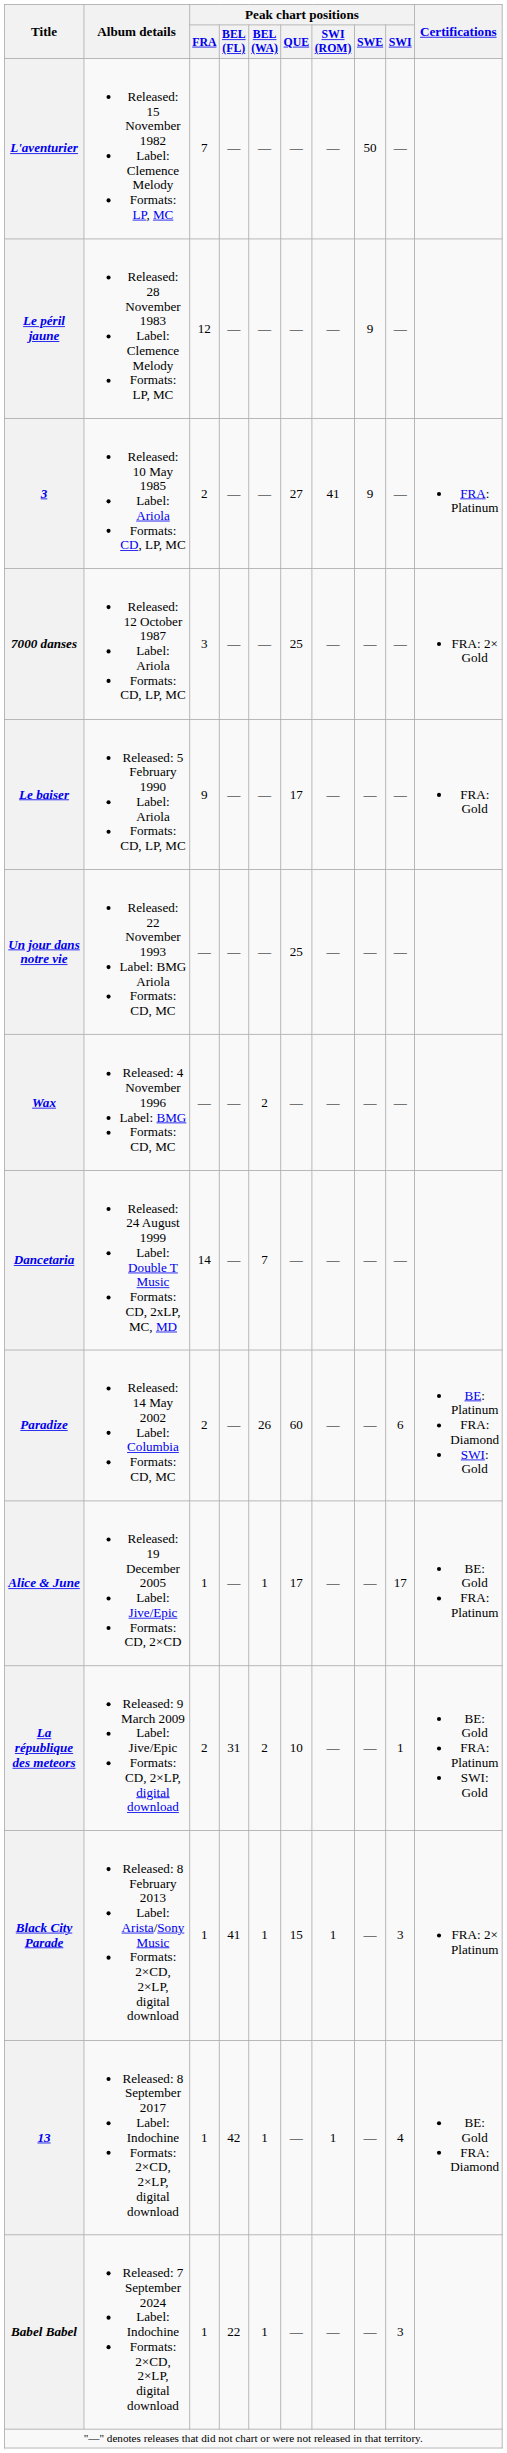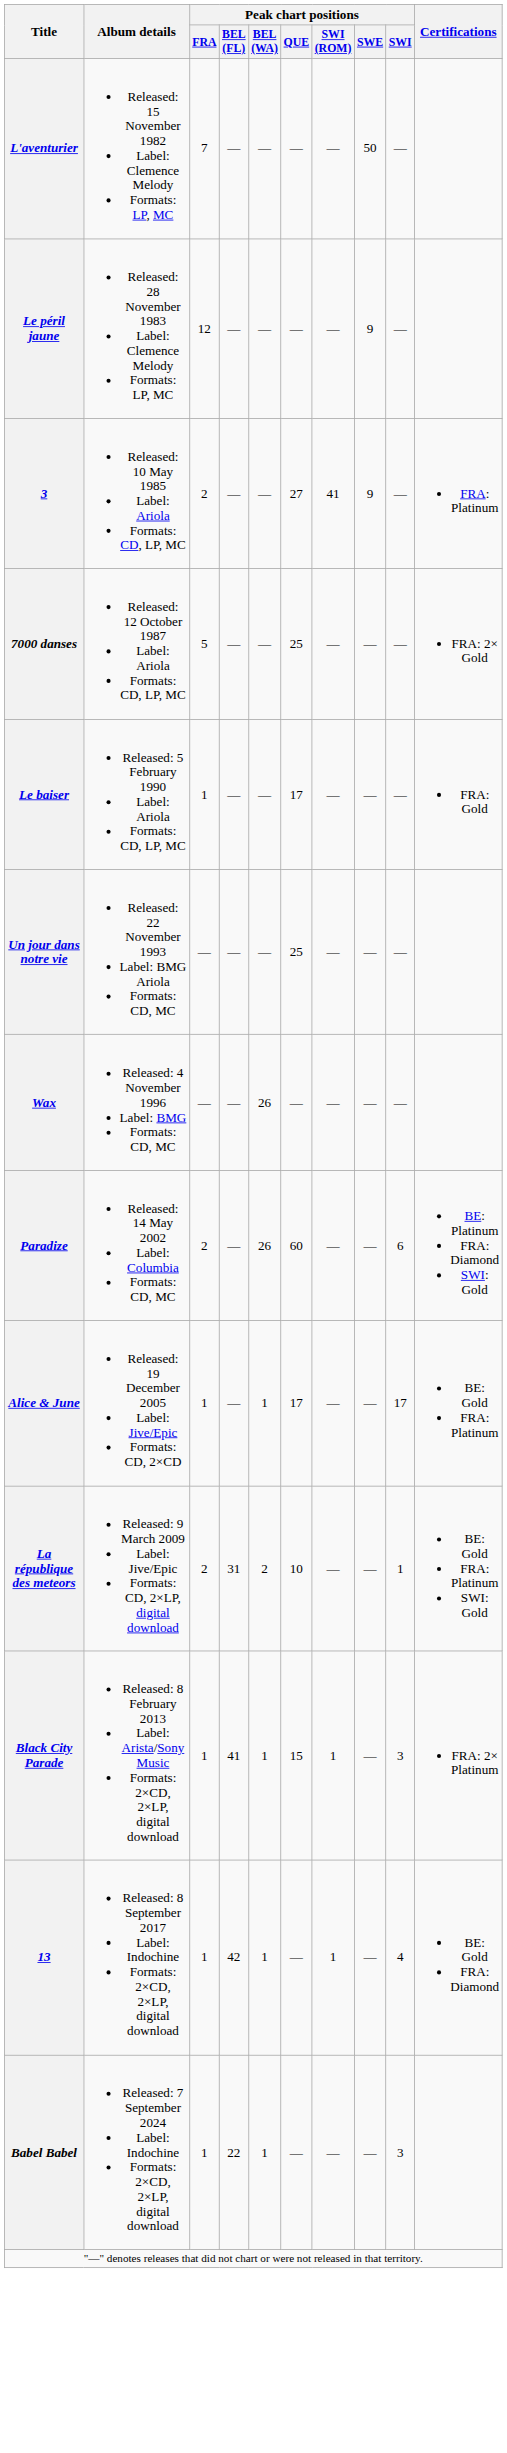(204, 644) 3 -> (204, 644) 5
(204, 794) 9 -> (204, 794) 1
(265, 1102) 2 -> (265, 1102) 26
- row: (44, 1260)
